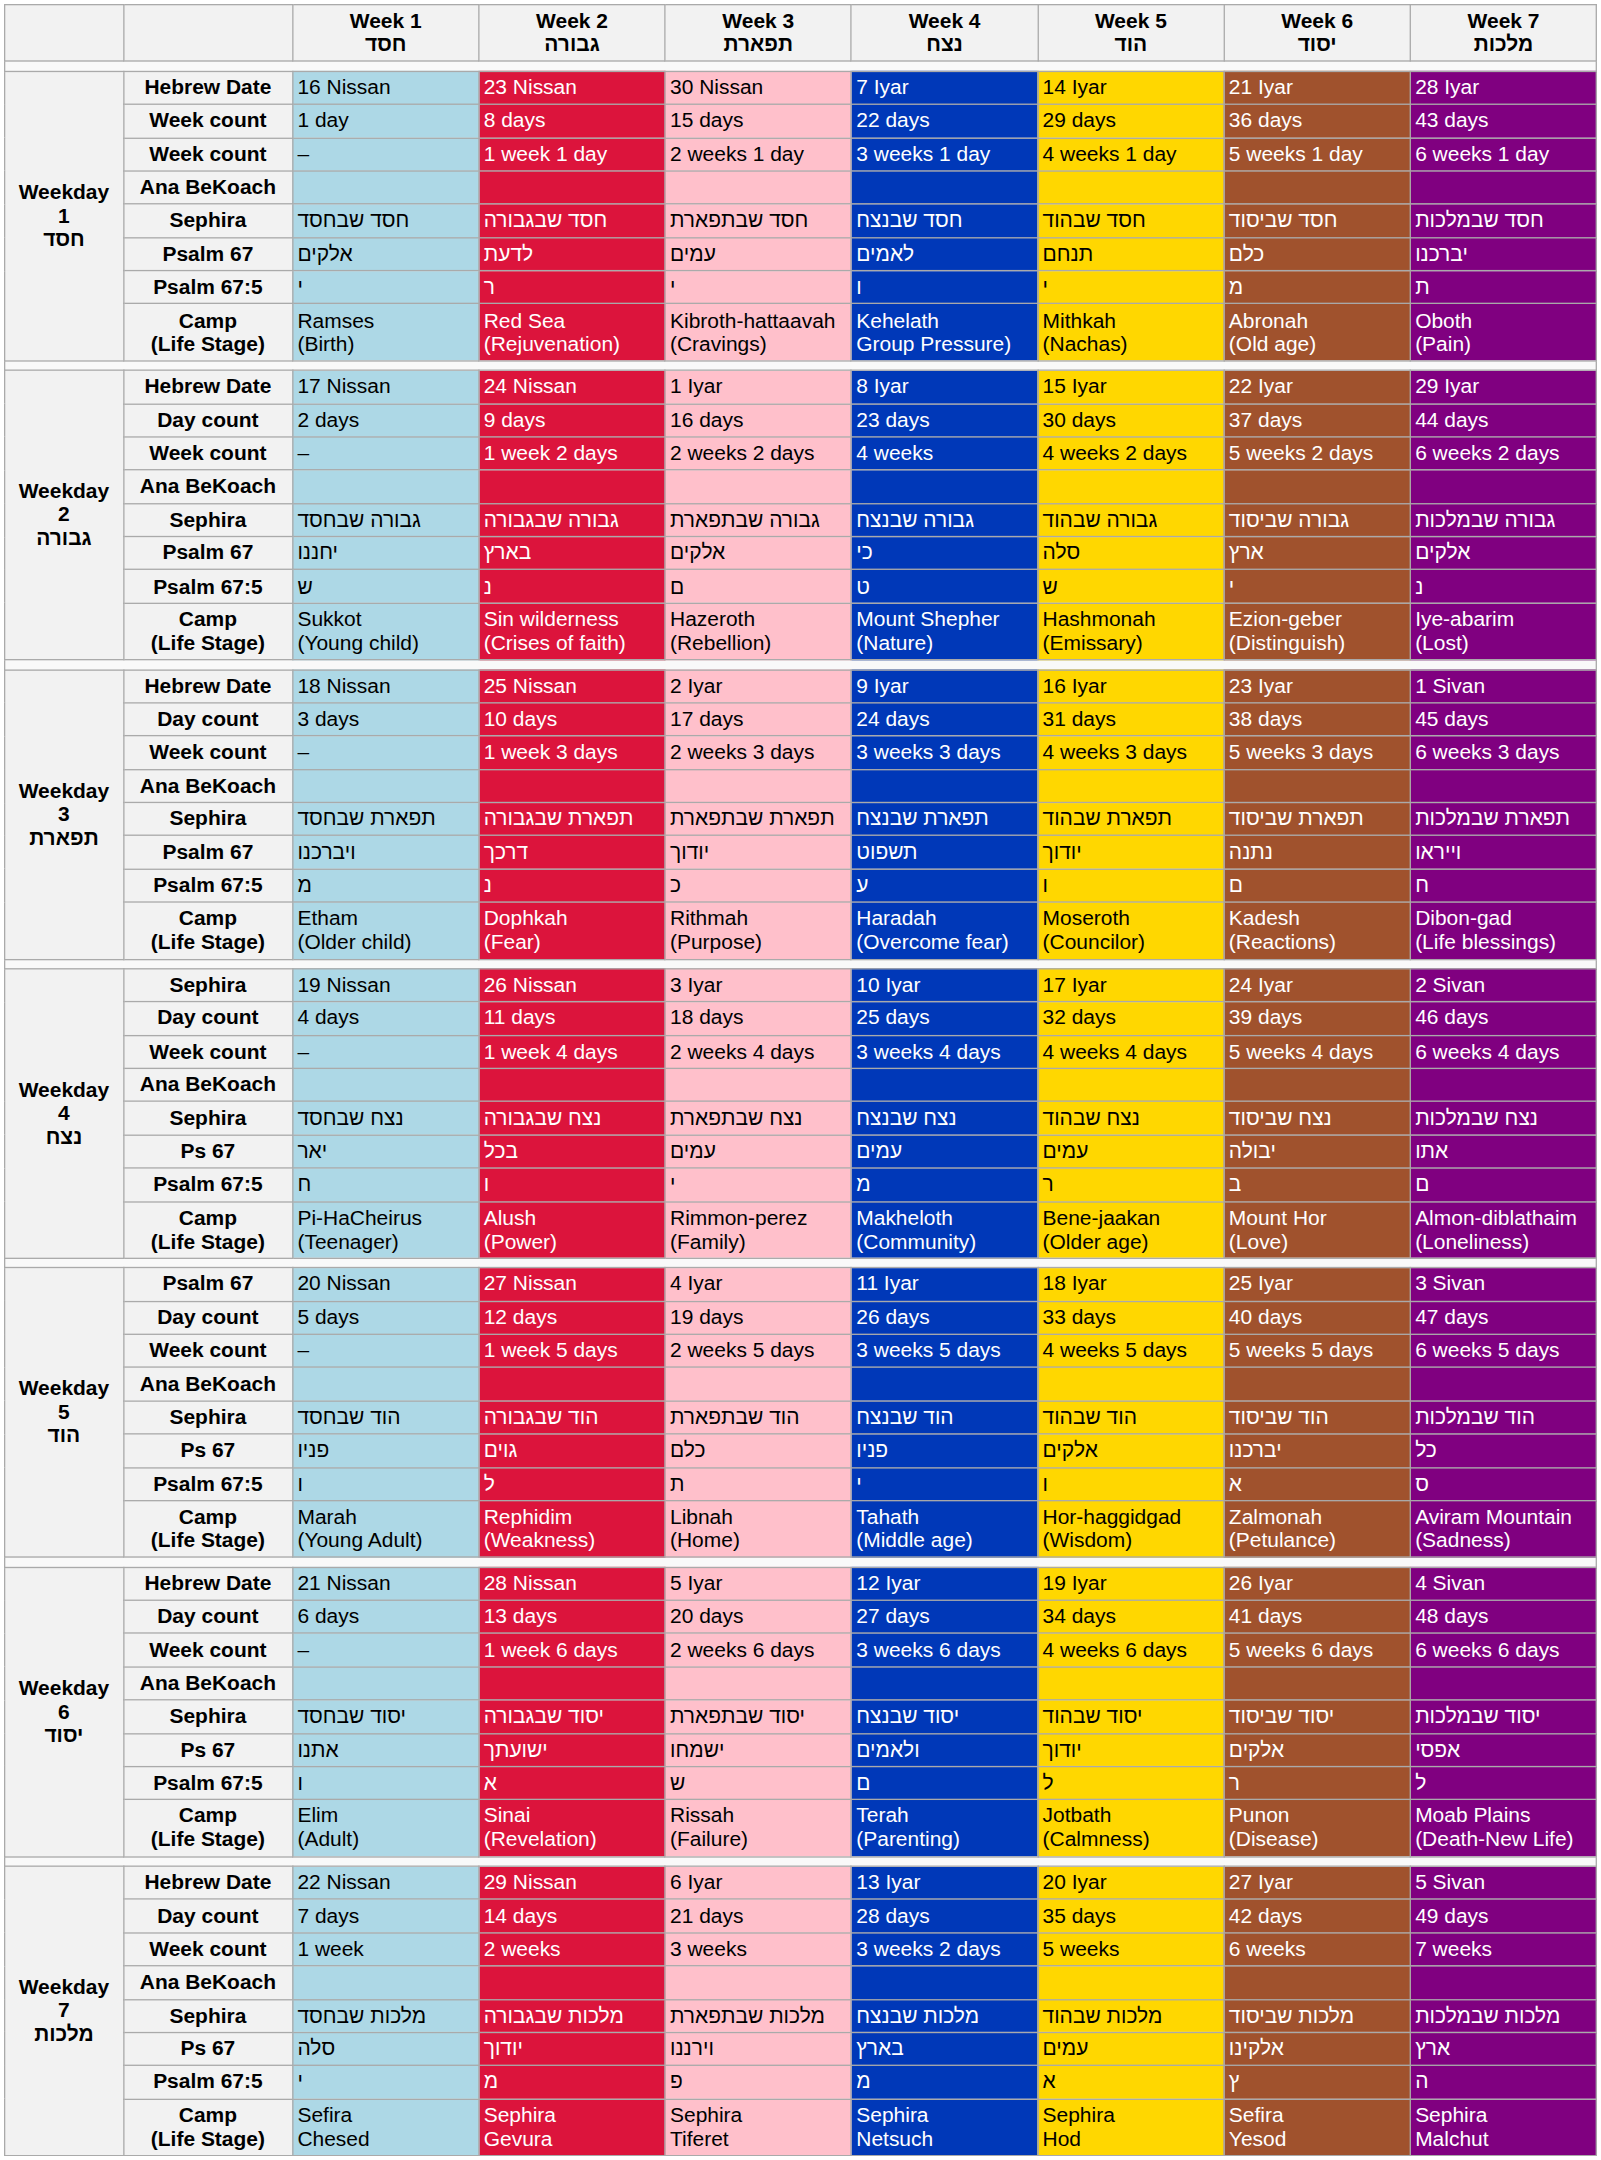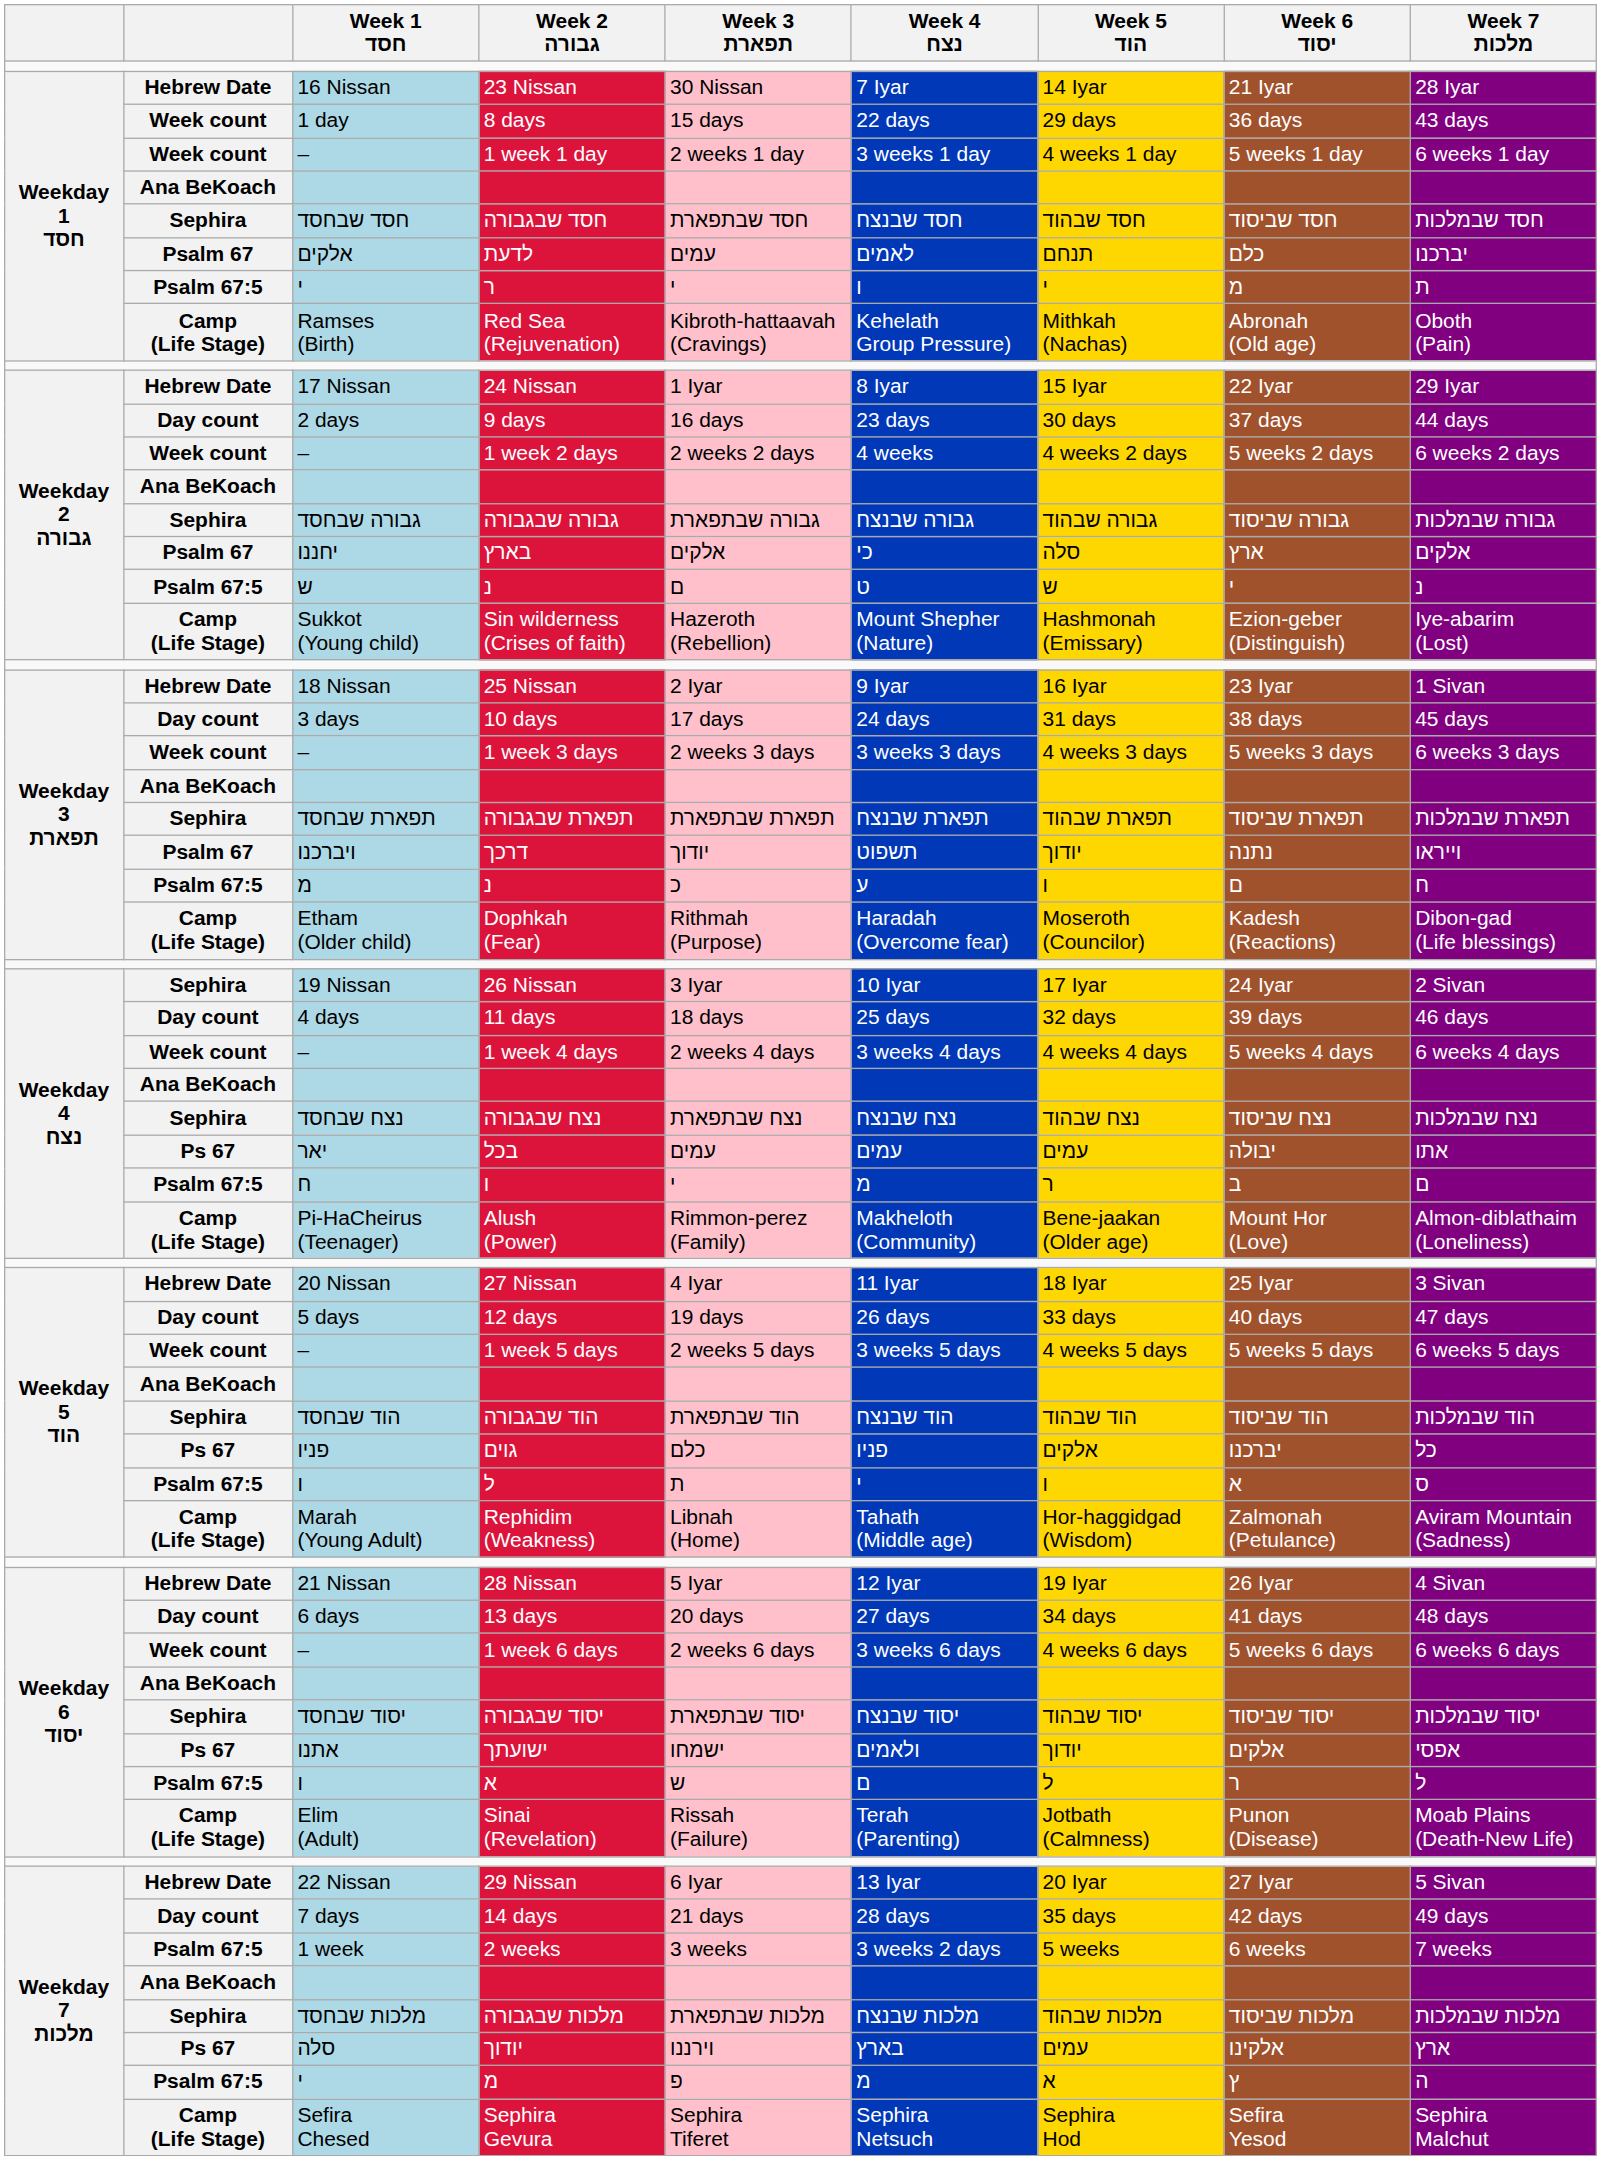(208, 1284) Psalm 67 -> (208, 1284) Hebrew Date
(208, 1949) Week count -> (208, 1949) Psalm 67:5
